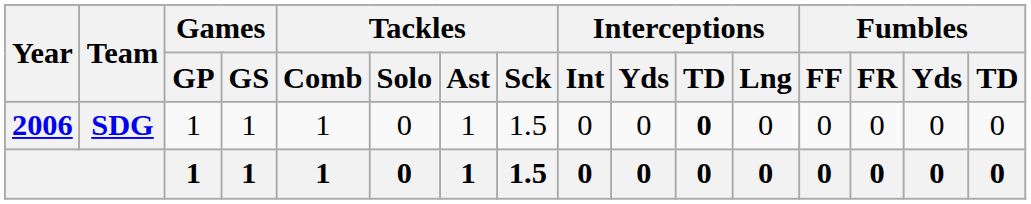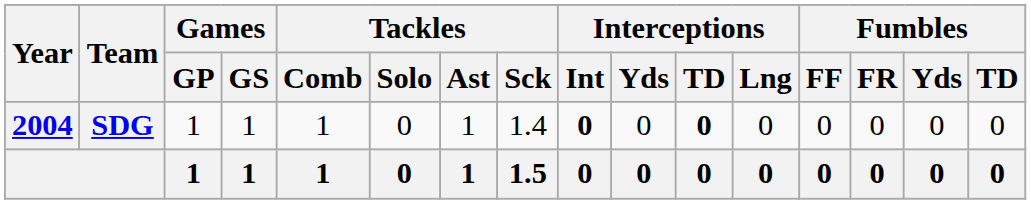(42, 125) 2006 -> (42, 125) 2004
(528, 125) 1.5 -> (528, 125) 1.4
(585, 125) normal -> (585, 125) bold
